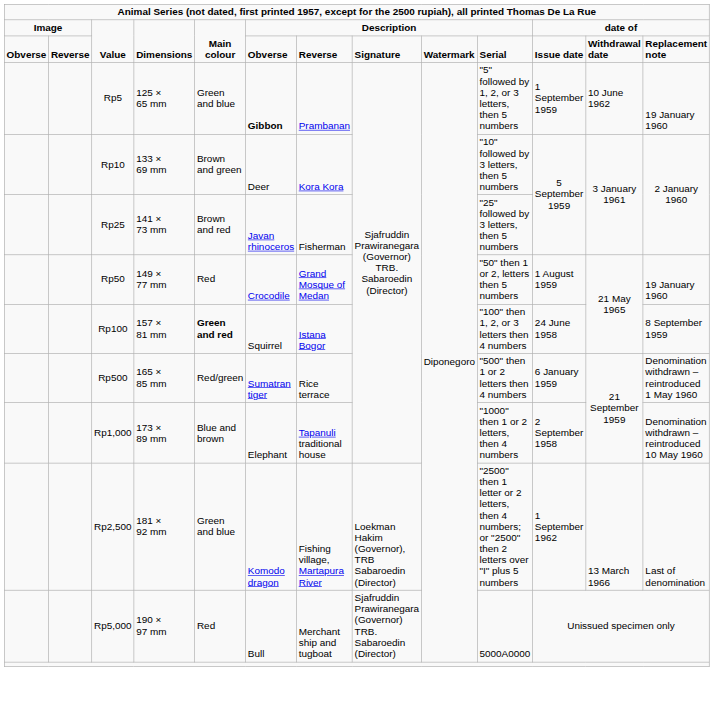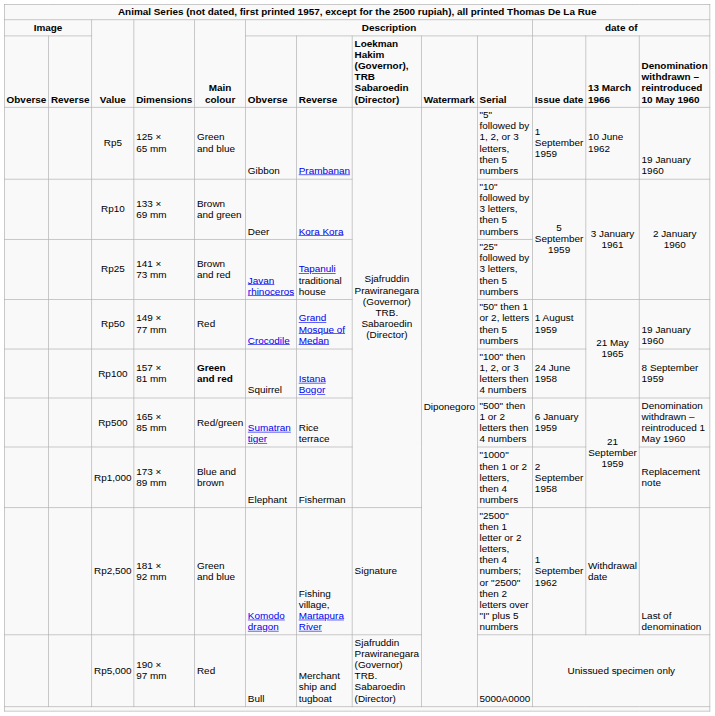(377, 54) Signature -> (382, 71) Loekman Hakim (Governor), TRB Sabaroedin (Director)
(614, 49) Withdrawal date -> (609, 94) 13 March 1966
(676, 49) Replacement note -> (675, 82) Denomination withdrawn – reintroduced 10 May 1960
(265, 126) bold -> (264, 171) normal
(322, 247) Fisherman -> (320, 280) Tapanuli traditional house
(320, 444) Tapanuli traditional house -> (322, 499) Fisherman
(676, 438) Denomination withdrawn – reintroduced 10 May 1960 -> (671, 477) Replacement note
(380, 554) Loekman Hakim (Governor), TRB Sabaroedin (Director) -> (376, 571) Signature
(609, 577) 13 March 1966 -> (612, 571) Withdrawal date
